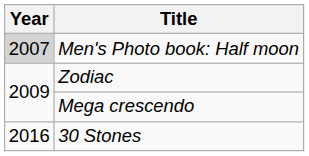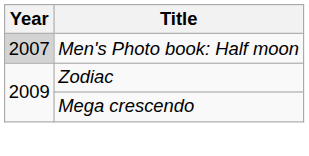- row: (100, 135)
